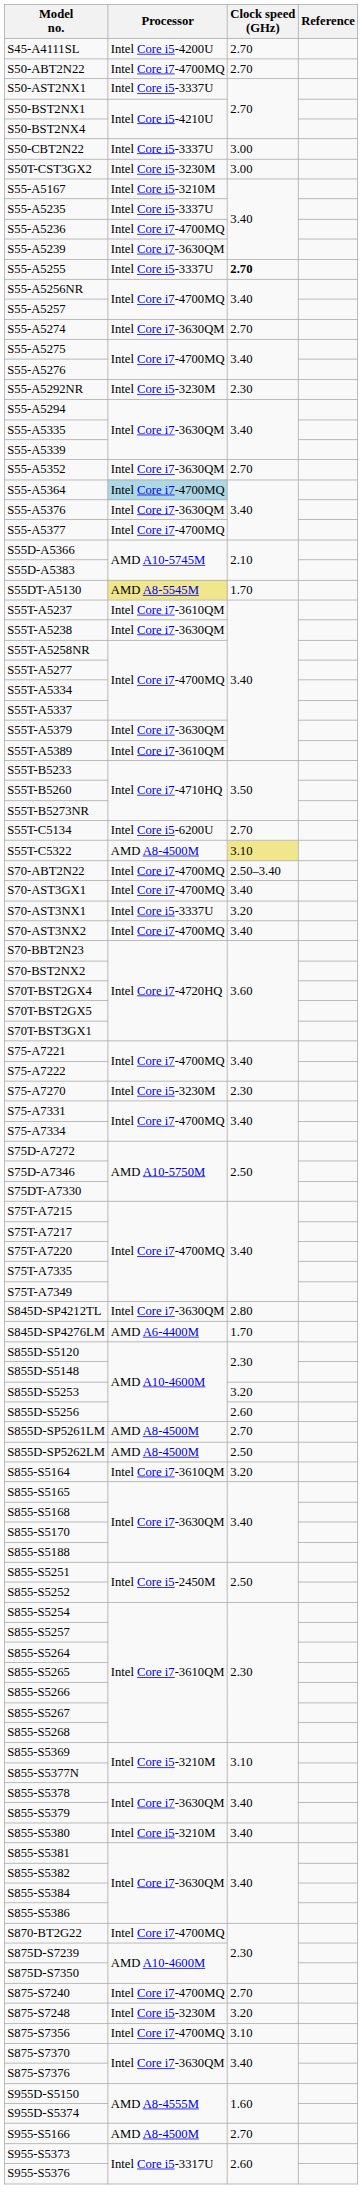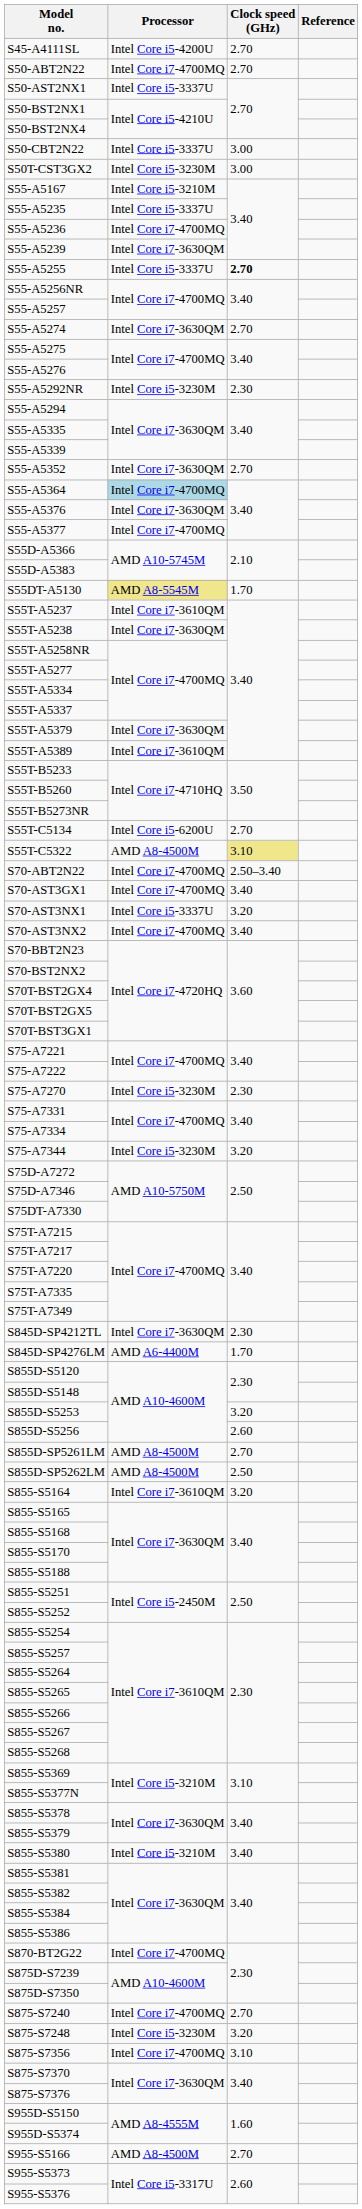+ row: (36, 1151)
(241, 1311) 2.80 -> (241, 1331) 2.30
